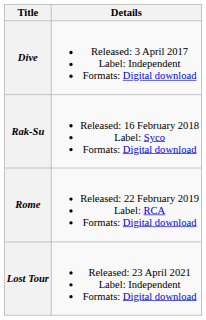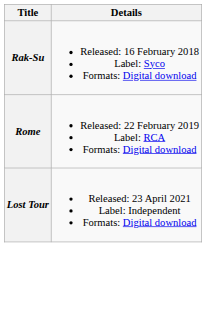- row: (28, 58)
